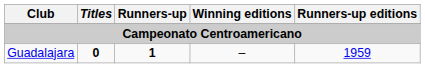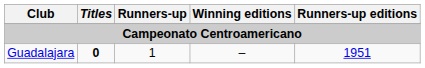(152, 53) bold -> (152, 53) normal
(357, 53) 1959 -> (357, 53) 1951
